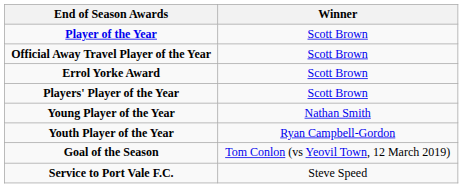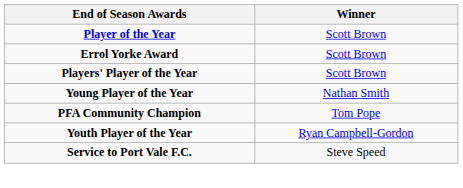- row: (111, 54)
+ row: (129, 113)
- row: (111, 153)
